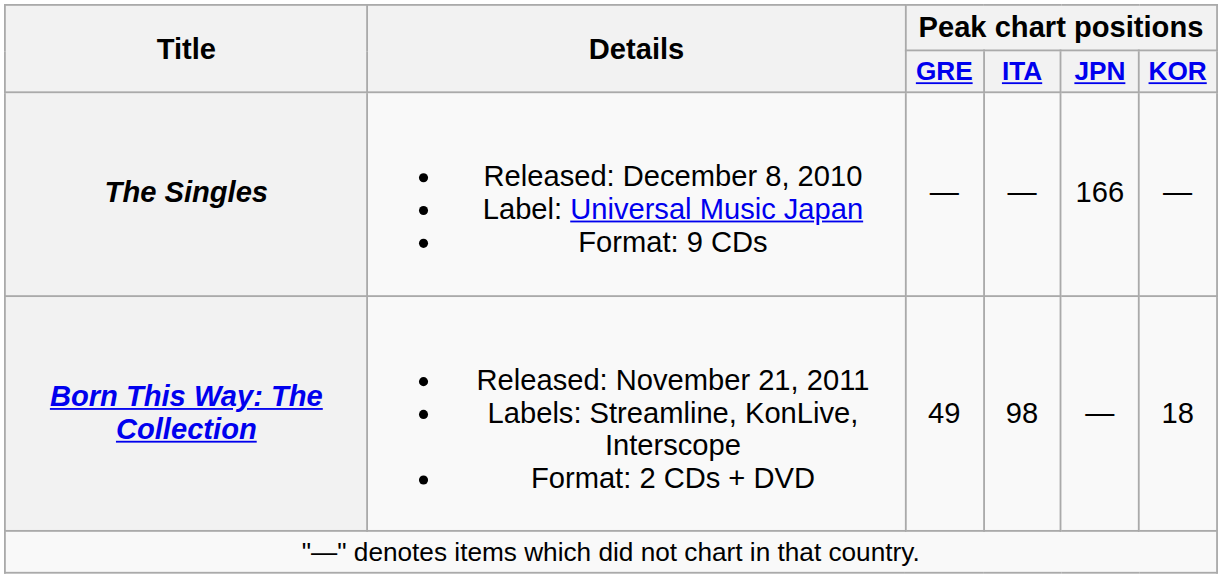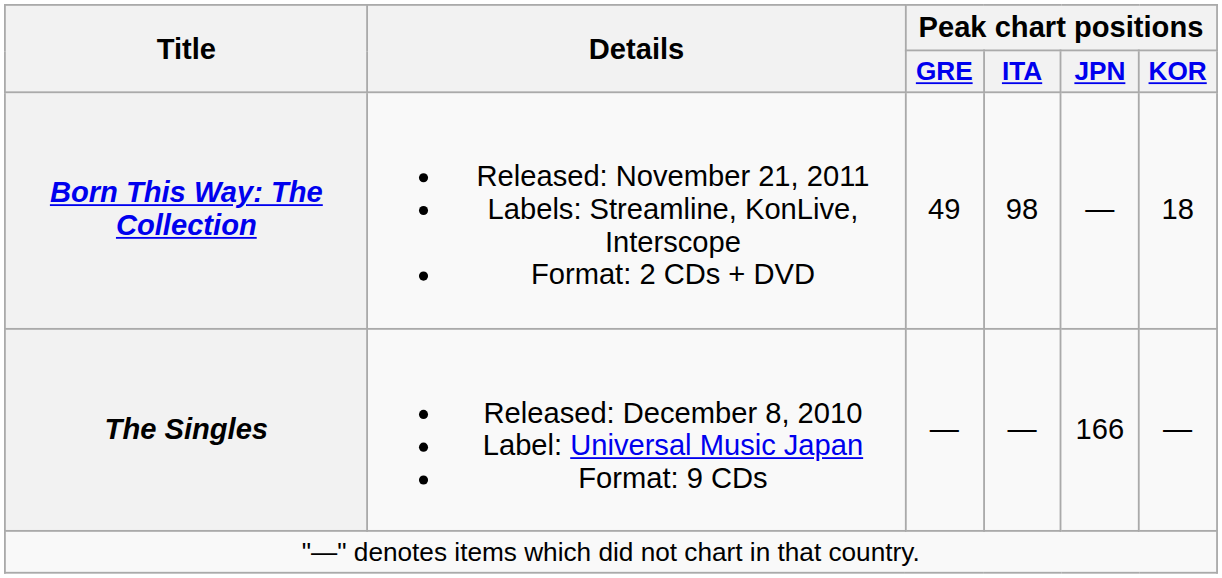rows swapped: (186, 193) <-> (186, 412)
